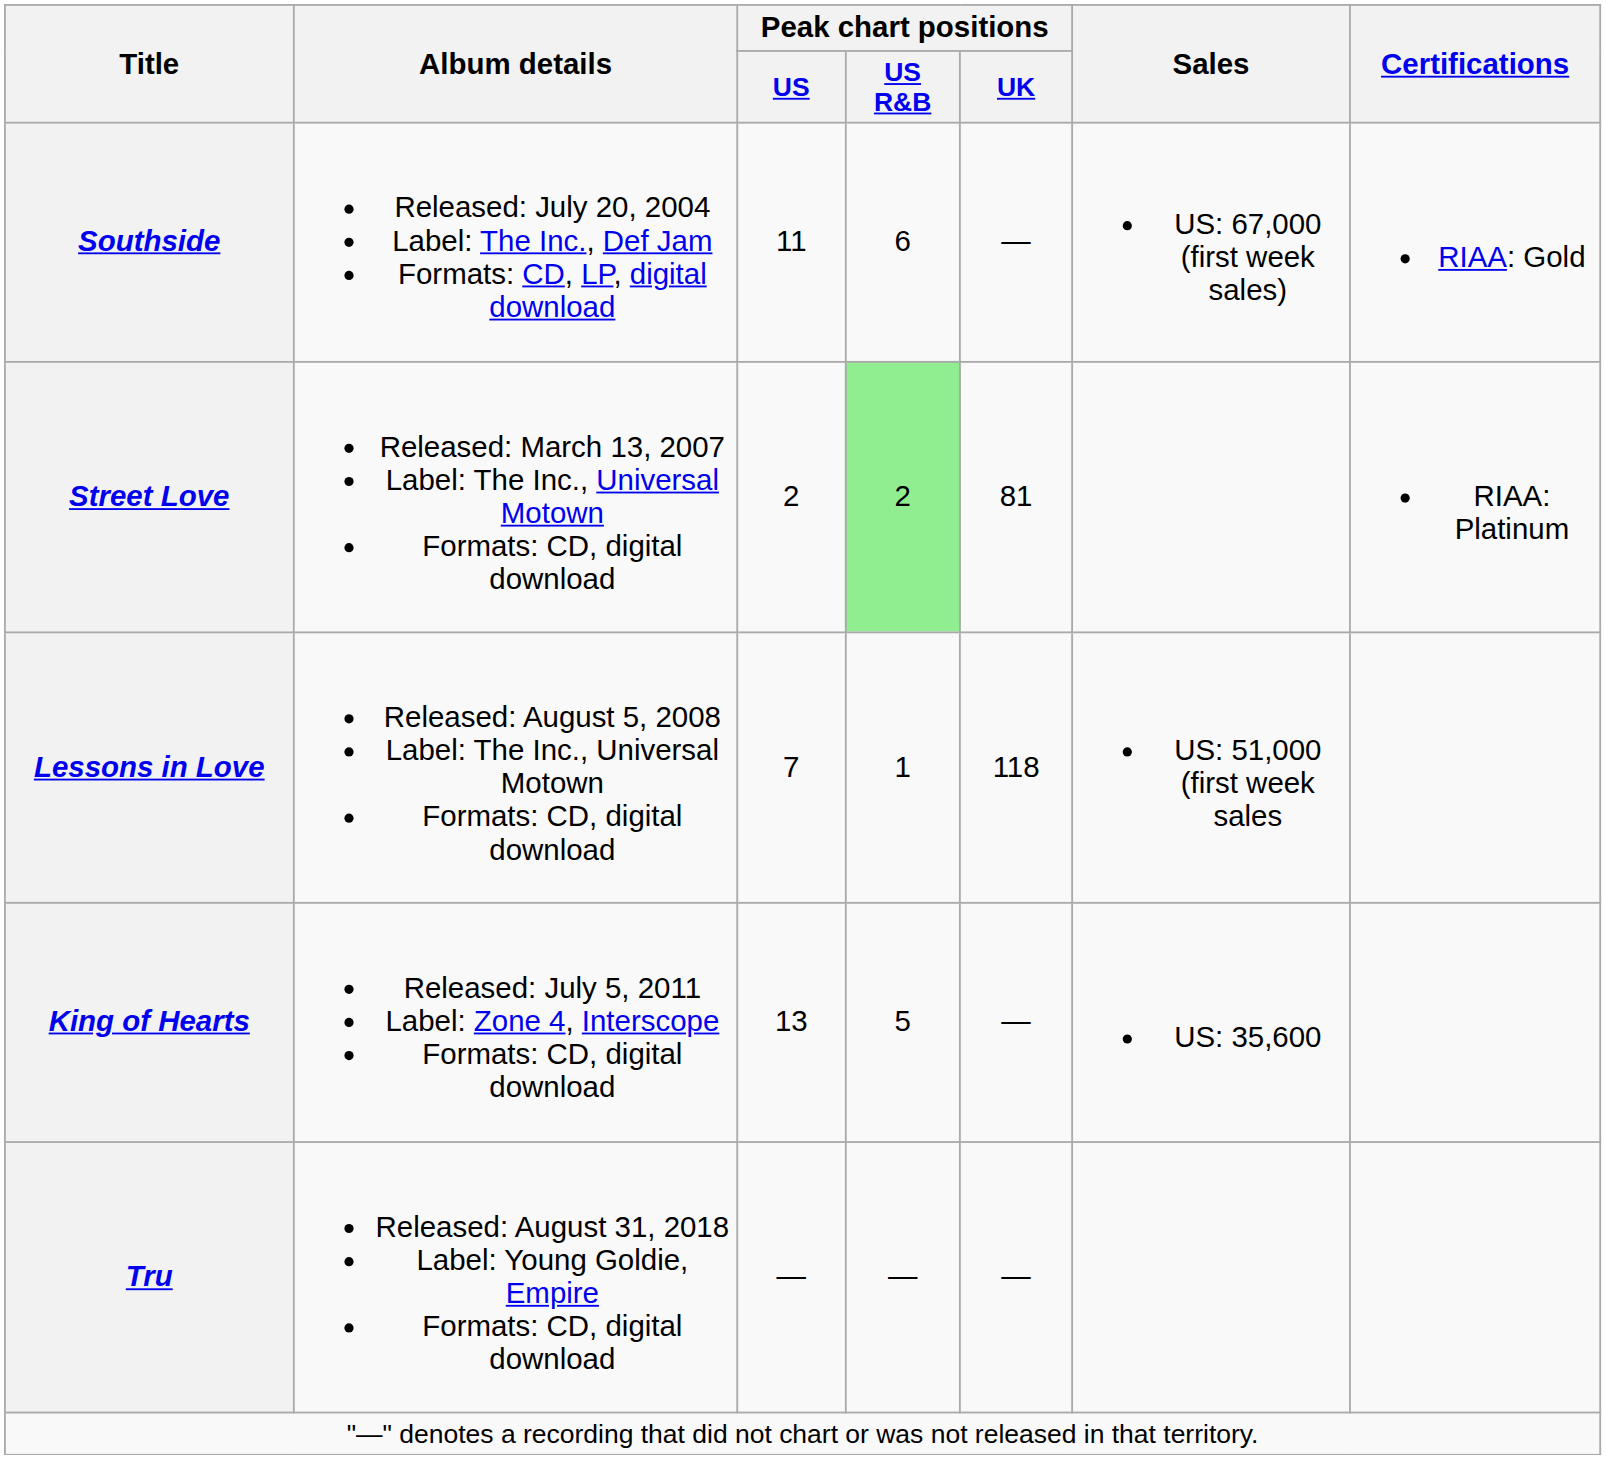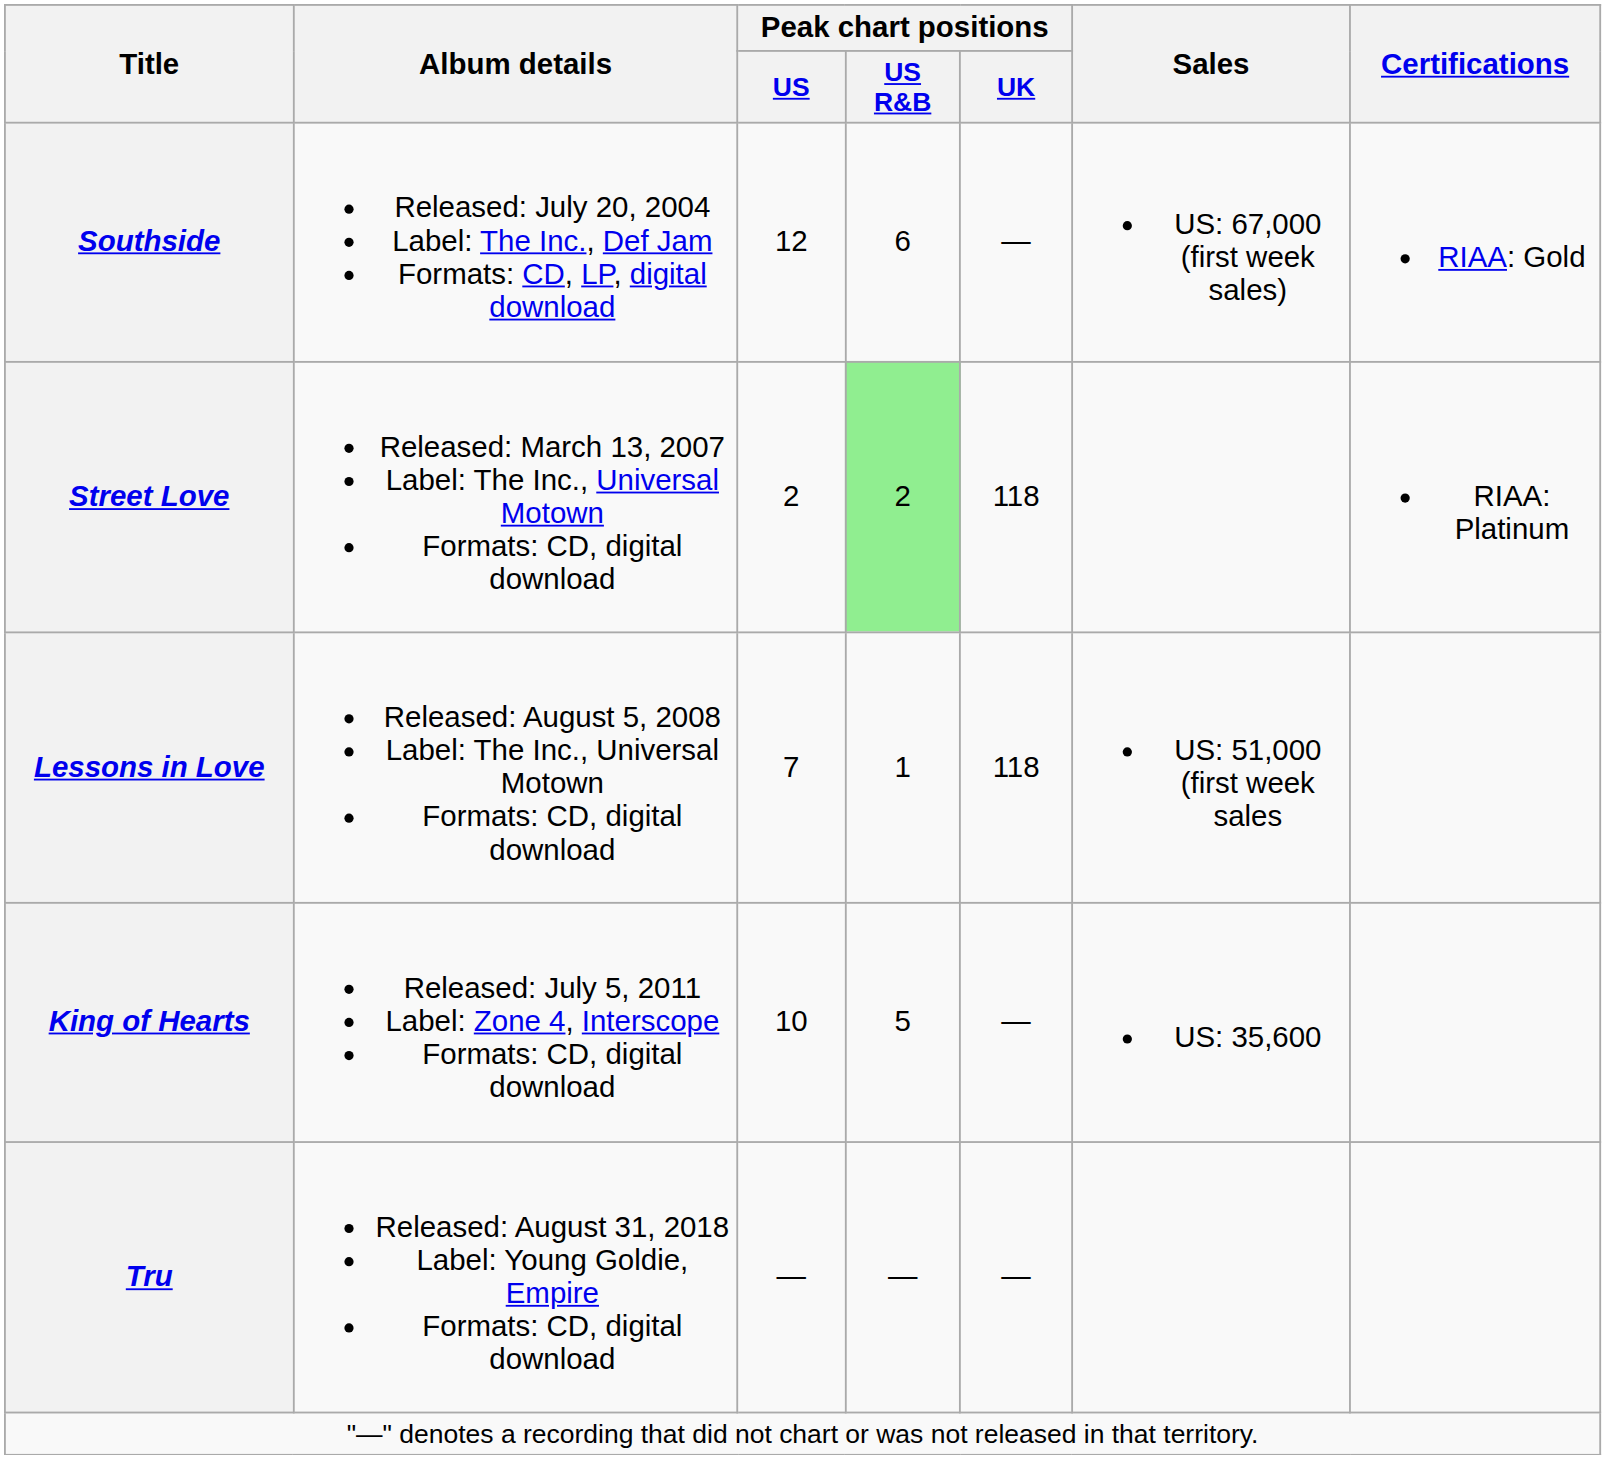(791, 241) 11 -> (791, 241) 12
(1016, 496) 81 -> (1016, 496) 118
(791, 1021) 13 -> (791, 1021) 10
